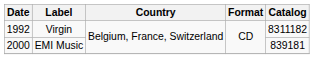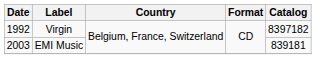(288, 29) 8311182 -> (288, 29) 8397182
(18, 45) 2000 -> (18, 45) 2003
